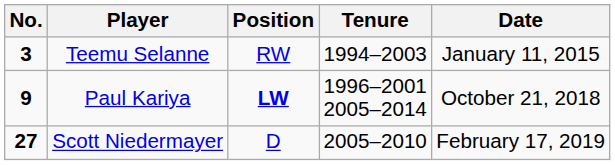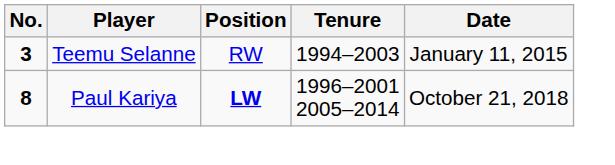(26, 97) 9 -> (26, 97) 8
- row: (138, 142)
